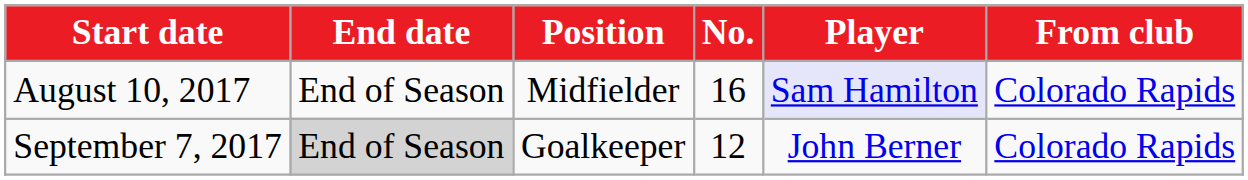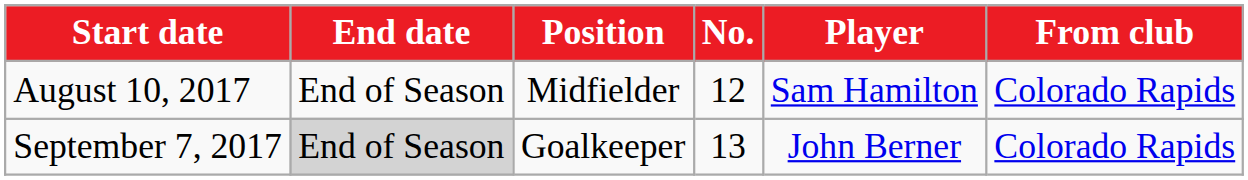(728, 89) 16 -> (728, 89) 12
(874, 89) lavender background -> (874, 89) no background
(728, 145) 12 -> (728, 145) 13
